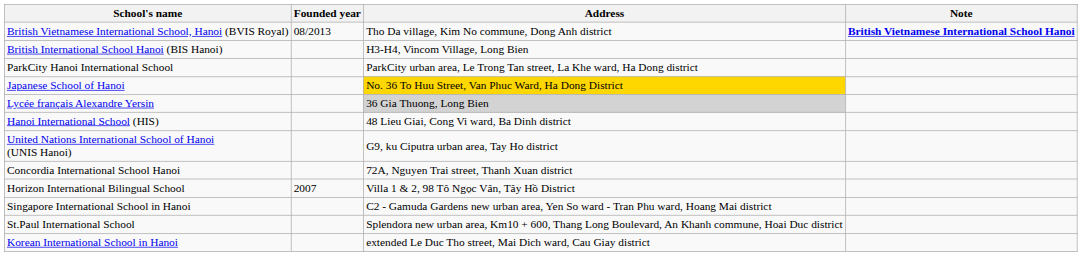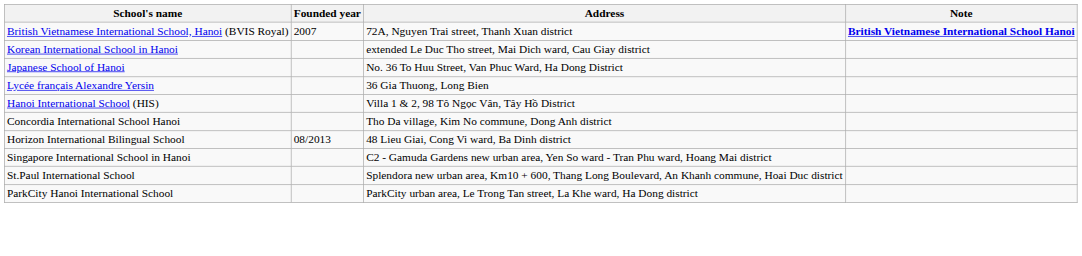(312, 31) 08/2013 -> (305, 31) 2007
(489, 31) Tho Da village, Kim No commune, Dong Anh district -> (469, 31) 72A, Nguyen Trai street, Thanh Xuan district
- row: (115, 49)
rows swapped: (92, 242) <-> (90, 67)
(494, 85) gold background -> (494, 67) no background
(427, 103) lightgrey background -> (427, 85) no background
(469, 121) 48 Lieu Giai, Cong Vi ward, Ba Dinh district -> (471, 103) Villa 1 & 2, 98 Tô Ngọc Vân, Tây Hồ District
- row: (111, 146)
(469, 170) 72A, Nguyen Trai street, Thanh Xuan district -> (489, 121) Tho Da village, Kim No commune, Dong Anh district
(305, 188) 2007 -> (312, 139) 08/2013
(471, 188) Villa 1 & 2, 98 Tô Ngọc Vân, Tây Hồ District -> (469, 139) 48 Lieu Giai, Cong Vi ward, Ba Dinh district
